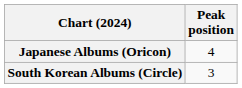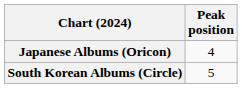(211, 72) 3 -> (211, 72) 5
